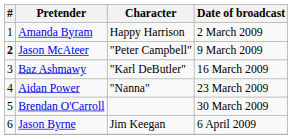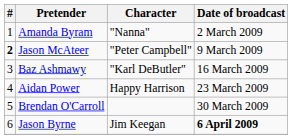(147, 32) Happy Harrison -> (130, 32) "Nanna"
(130, 87) "Nanna" -> (147, 87) Happy Harrison
(227, 124) normal -> (228, 124) bold
